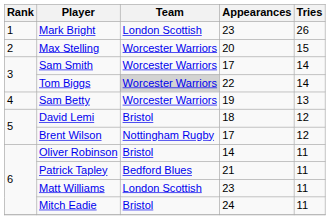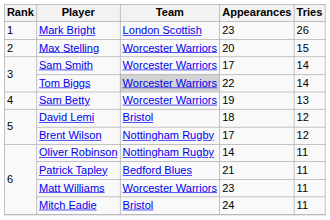(138, 153) Bristol -> (168, 153) Nottingham Rugby
(162, 188) London Scottish -> (170, 188) Worcester Warriors
